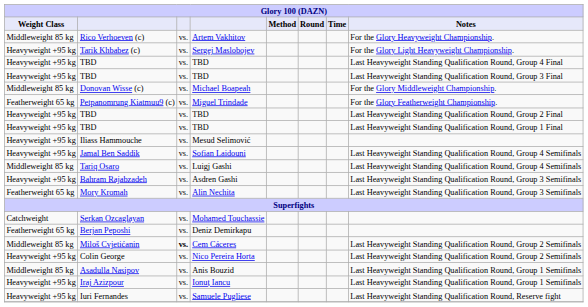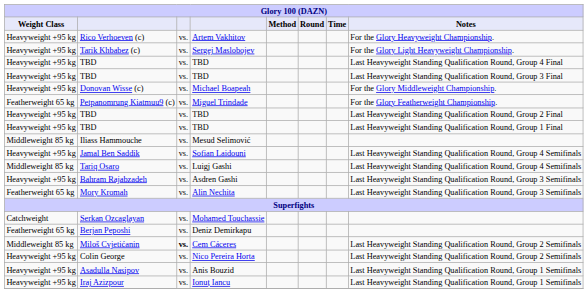(40, 37) Middleweight 85 kg -> (41, 37) Heavyweight +95 kg
(40, 89) Middleweight 85 kg -> (41, 89) Heavyweight +95 kg
(41, 140) Heavyweight +95 kg -> (40, 140) Middleweight 85 kg
(40, 270) Middleweight 85 kg -> (41, 270) Heavyweight +95 kg
- row: (104, 295)
